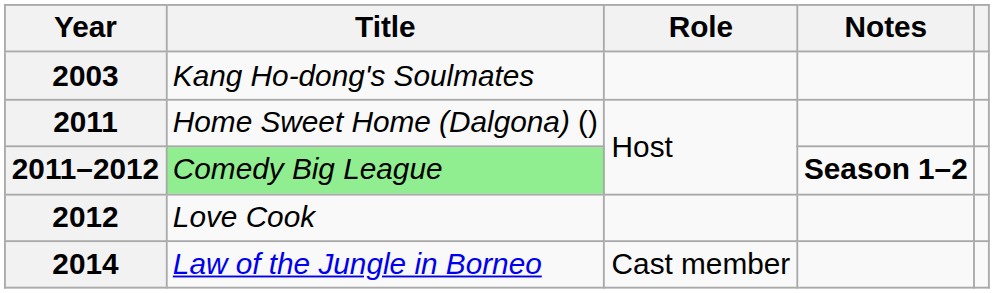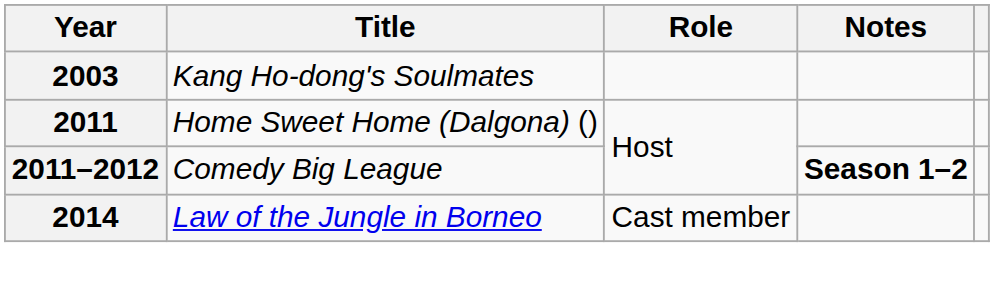(308, 169) lightgreen background -> (308, 169) no background
- row: (85, 216)
